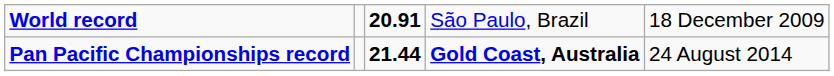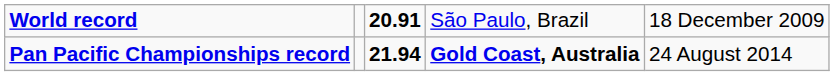(395, 53) 21.44 -> (395, 53) 21.94
